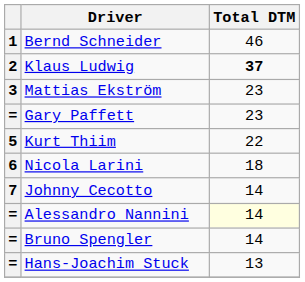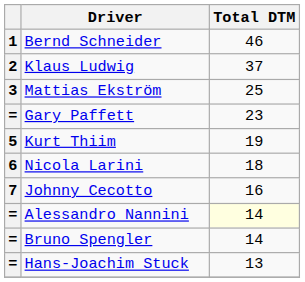(254, 67) bold -> (254, 67) normal
(254, 91) 23 -> (254, 91) 25
(254, 141) 22 -> (254, 141) 19
(254, 191) 14 -> (254, 191) 16
